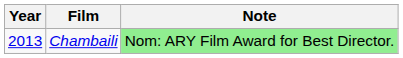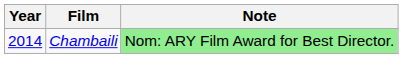(25, 41) 2013 -> (25, 41) 2014
